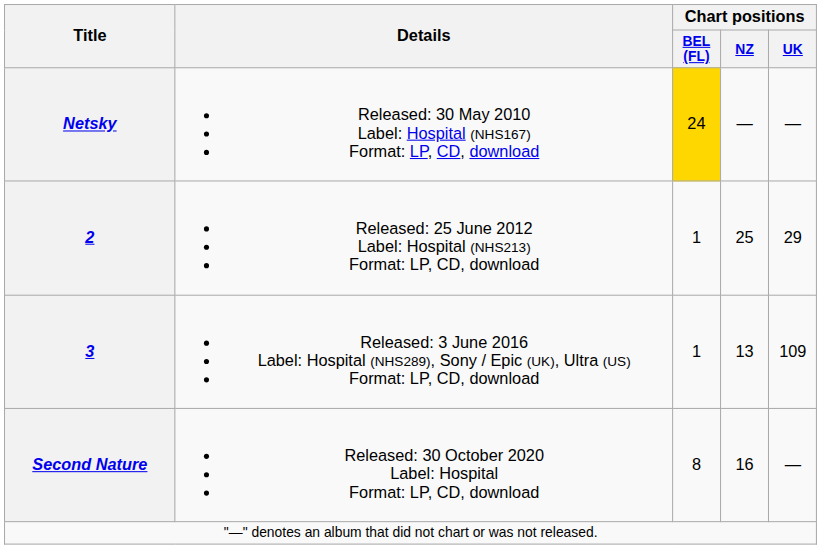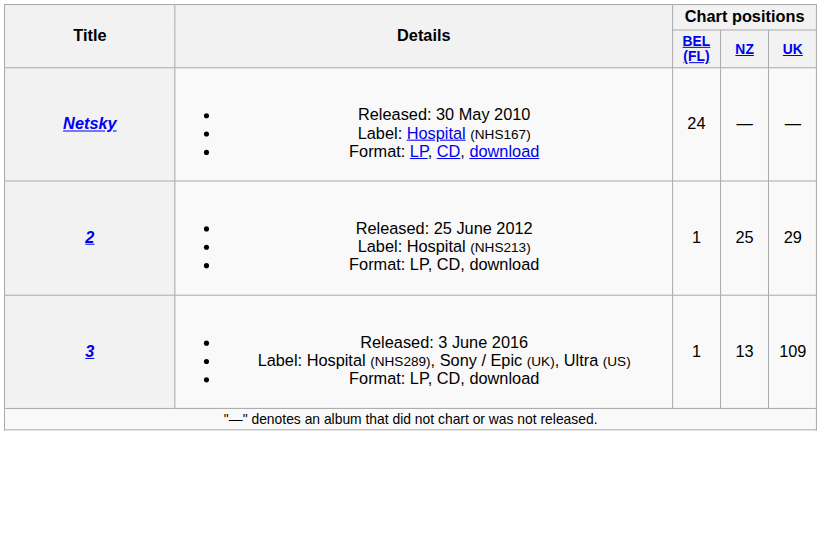(696, 124) gold background -> (696, 124) no background
- row: (90, 465)
